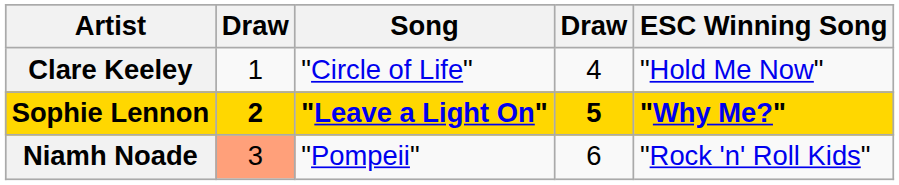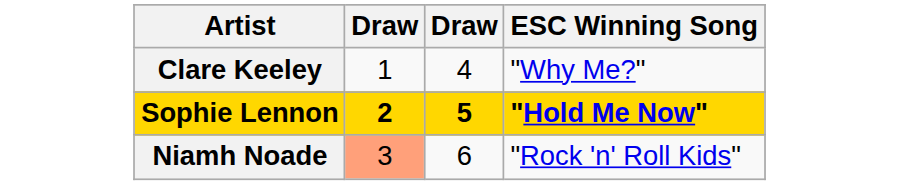- column: (425, 26)
(732, 69) "Hold Me Now" -> (578, 69) "Why Me?"
(713, 112) "Why Me?" -> (609, 112) "Hold Me Now"
